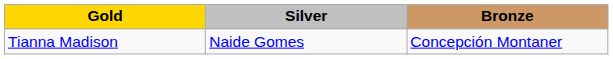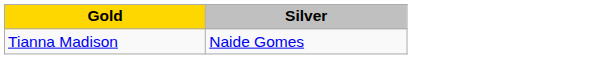- column: (507, 16)
